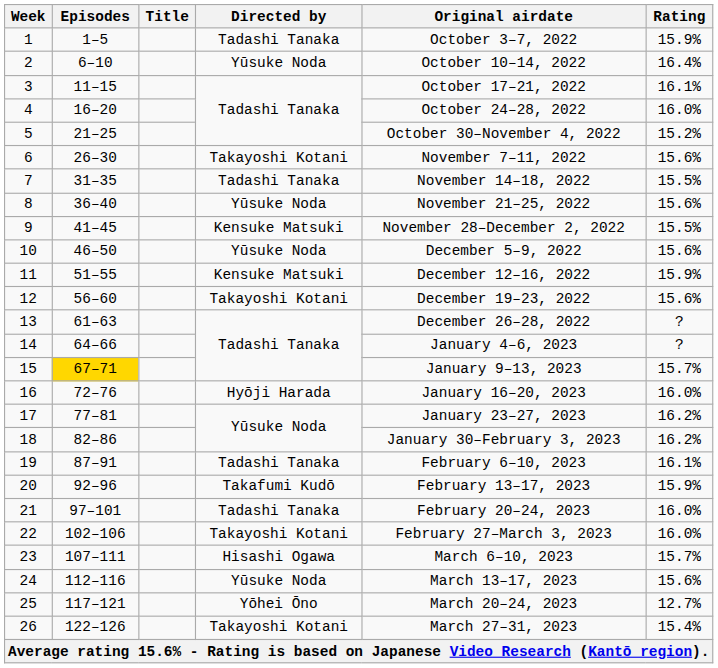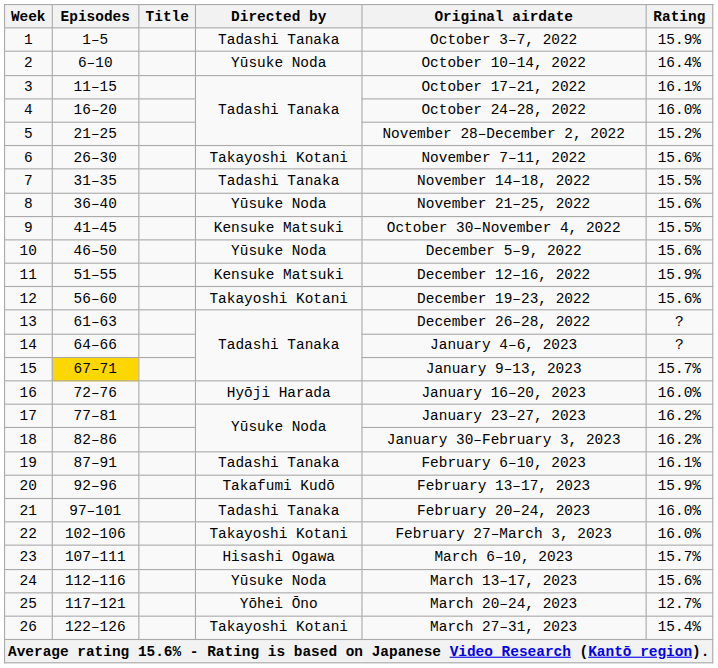(504, 134) October 30–November 4, 2022 -> (504, 134) November 28–December 2, 2022
(504, 228) November 28–December 2, 2022 -> (504, 228) October 30–November 4, 2022
